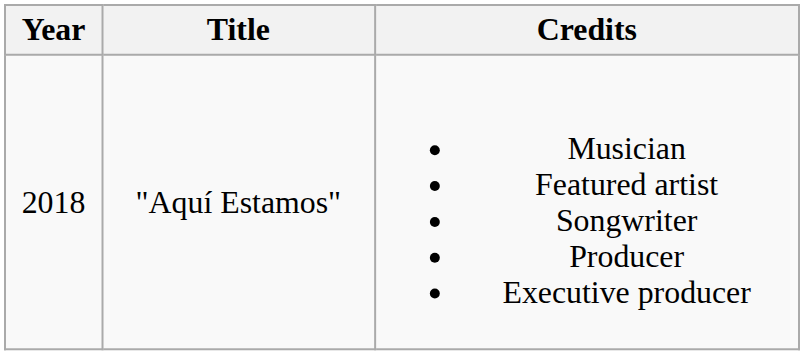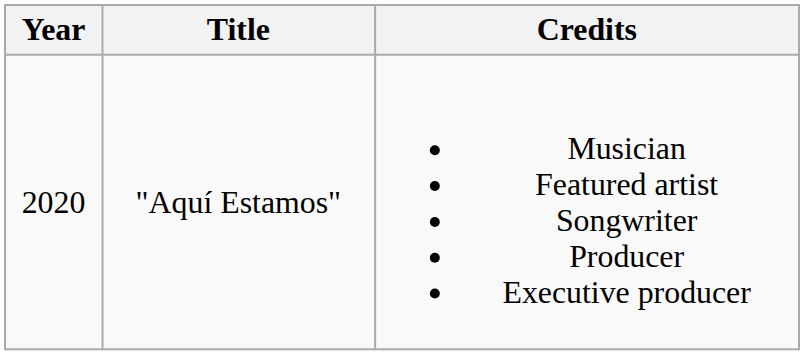(54, 201) 2018 -> (54, 201) 2020
